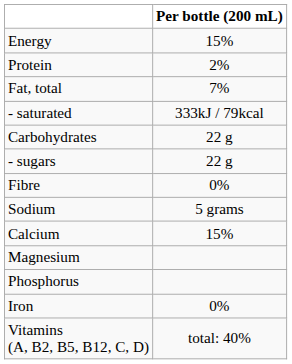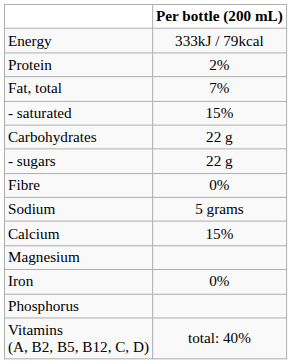(219, 40) 15% -> (219, 40) 333kJ / 79kcal
(219, 112) 333kJ / 79kcal -> (219, 112) 15%
rows swapped: (43, 281) <-> (21, 305)
